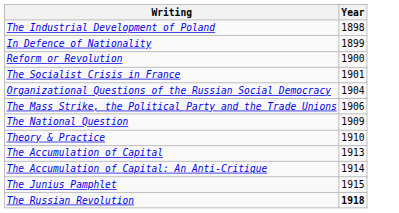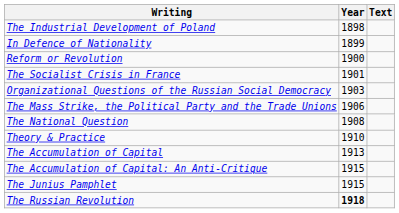+ column: (381, 12)
(353, 91) 1904 -> (353, 91) 1903
(353, 122) 1909 -> (353, 122) 1908
(353, 169) 1914 -> (353, 169) 1915
